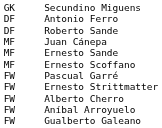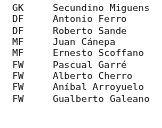- row: (81, 53)
- row: (101, 87)
